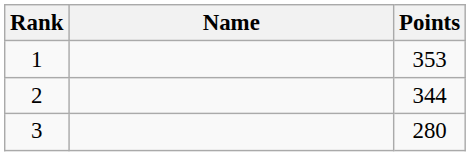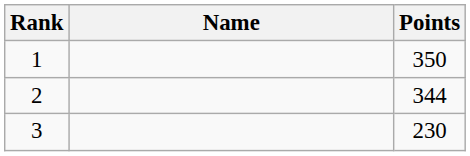(430, 58) 353 -> (430, 58) 350
(430, 131) 280 -> (430, 131) 230
